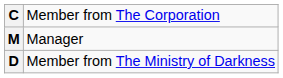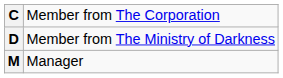rows swapped: (14, 61) <-> (14, 38)
